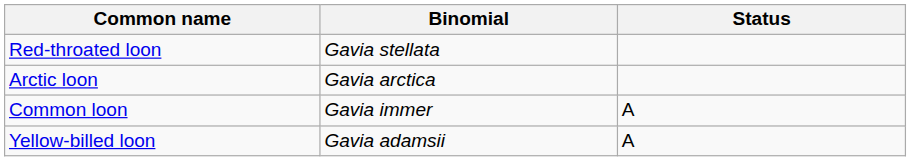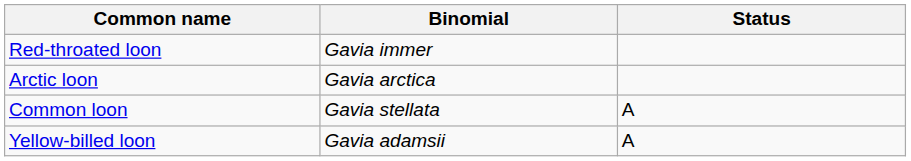(382, 49) Gavia stellata -> (378, 49) Gavia immer
(378, 110) Gavia immer -> (382, 110) Gavia stellata
